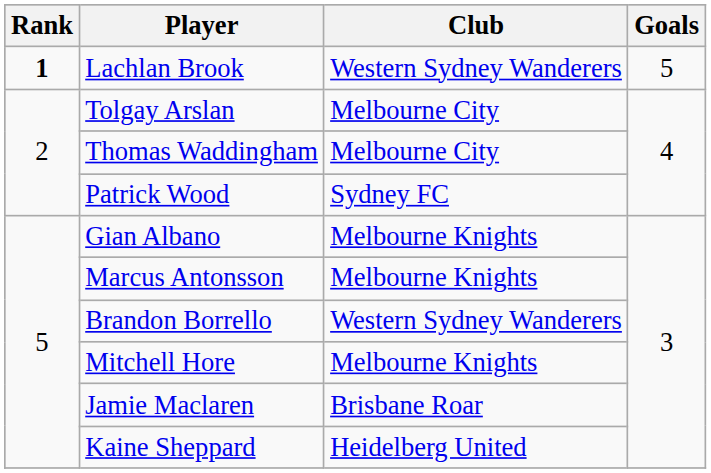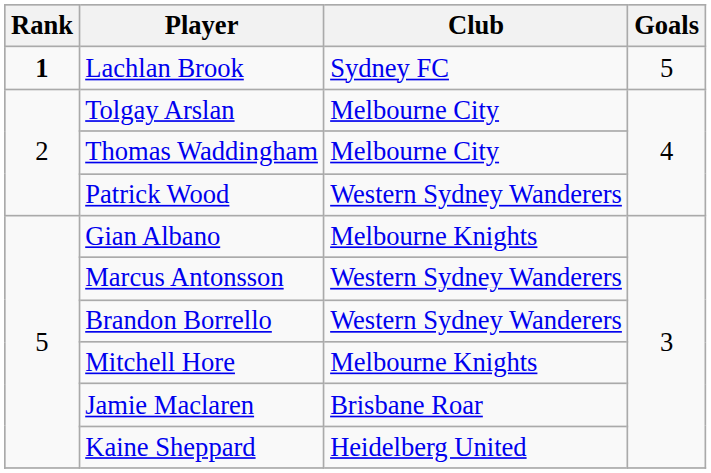(476, 67) Western Sydney Wanderers -> (390, 67) Sydney FC
(390, 194) Sydney FC -> (476, 194) Western Sydney Wanderers
(434, 278) Melbourne Knights -> (476, 278) Western Sydney Wanderers
